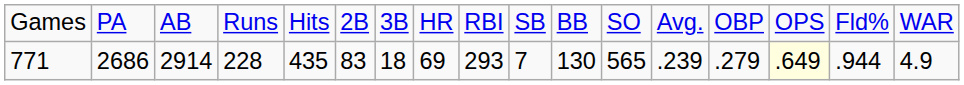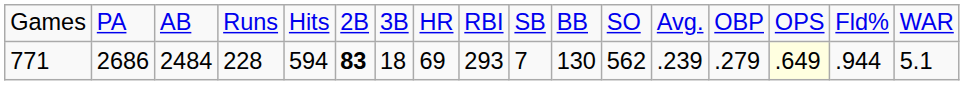(186, 60) 2914 -> (186, 60) 2484
(309, 60) 435 -> (309, 60) 594
(353, 60) normal -> (353, 60) bold
(626, 60) 565 -> (626, 60) 562
(916, 60) 4.9 -> (916, 60) 5.1
